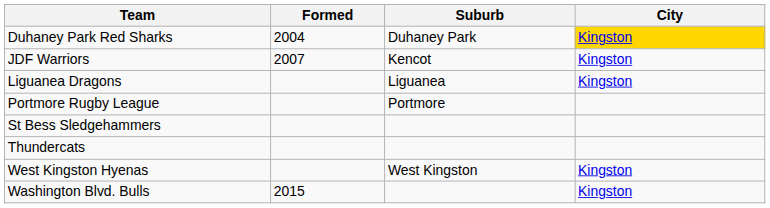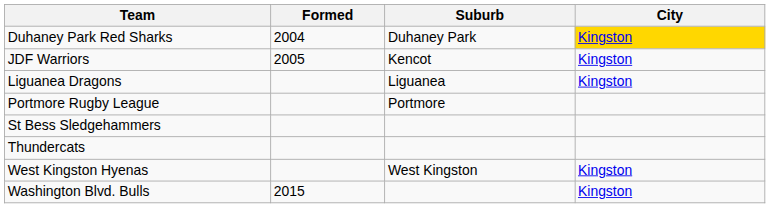(289, 59) 2007 -> (289, 59) 2005
